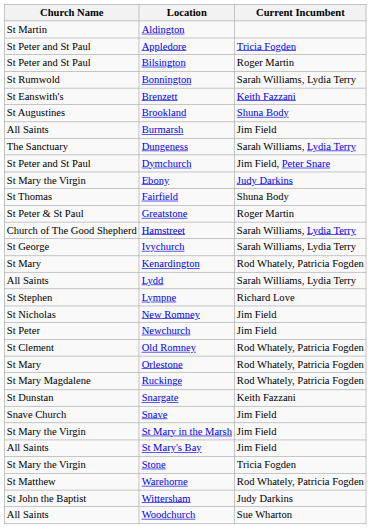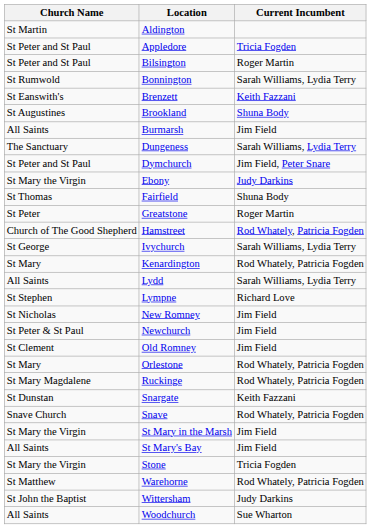(45, 213) St Peter & St Paul -> (23, 213) St Peter
(296, 230) Sarah Williams, Lydia Terry -> (300, 230) Rod Whately, Patricia Fogden
(23, 331) St Peter -> (45, 331) St Peter & St Paul
(300, 347) Rod Whately, Patricia Fogden -> (257, 347) Jim Field
(257, 414) Jim Field -> (300, 414) Rod Whately, Patricia Fogden
